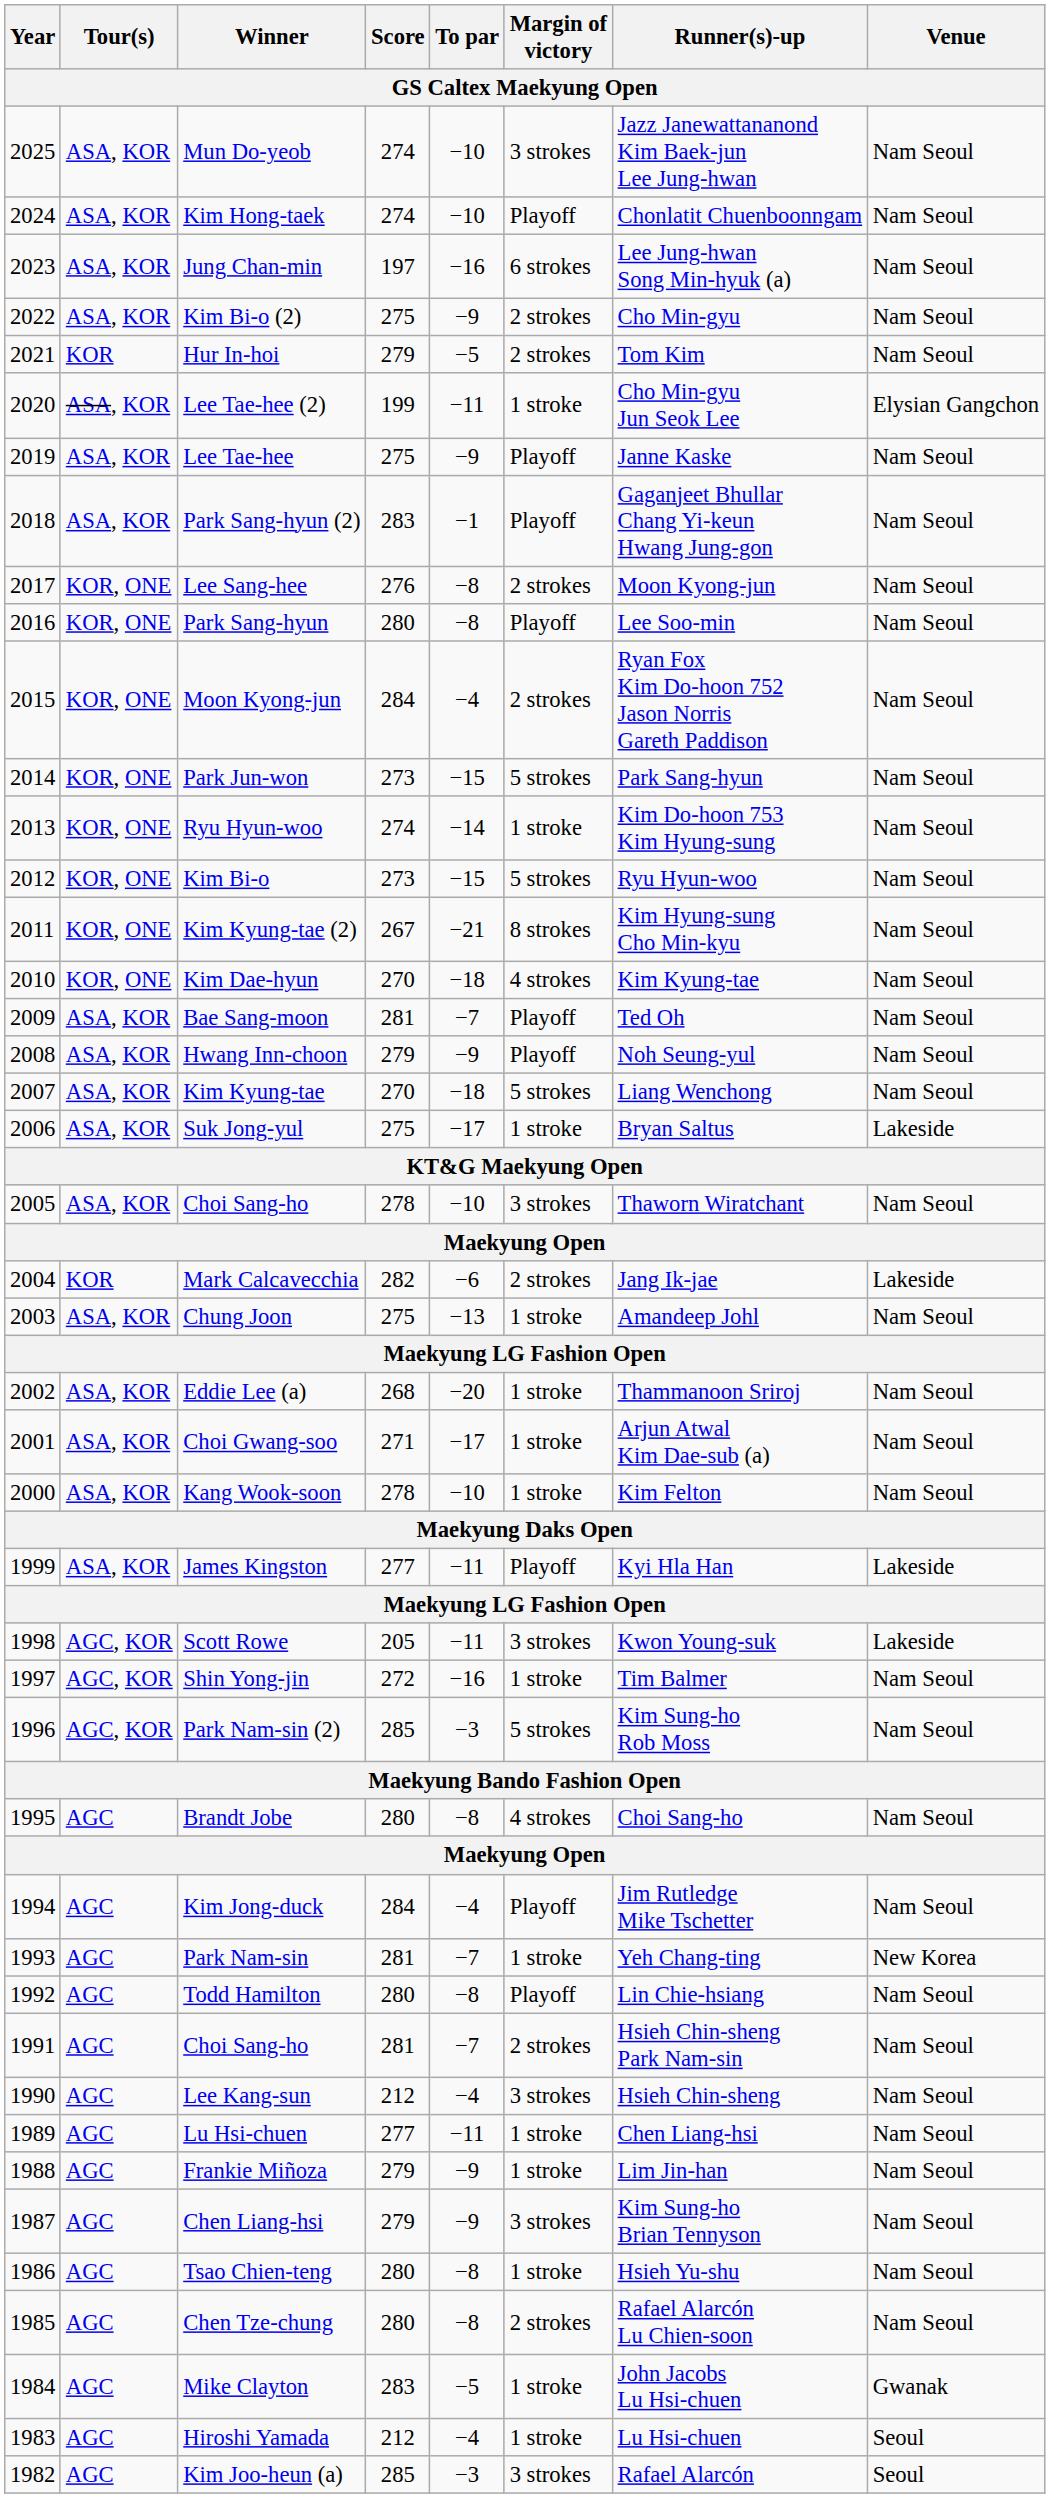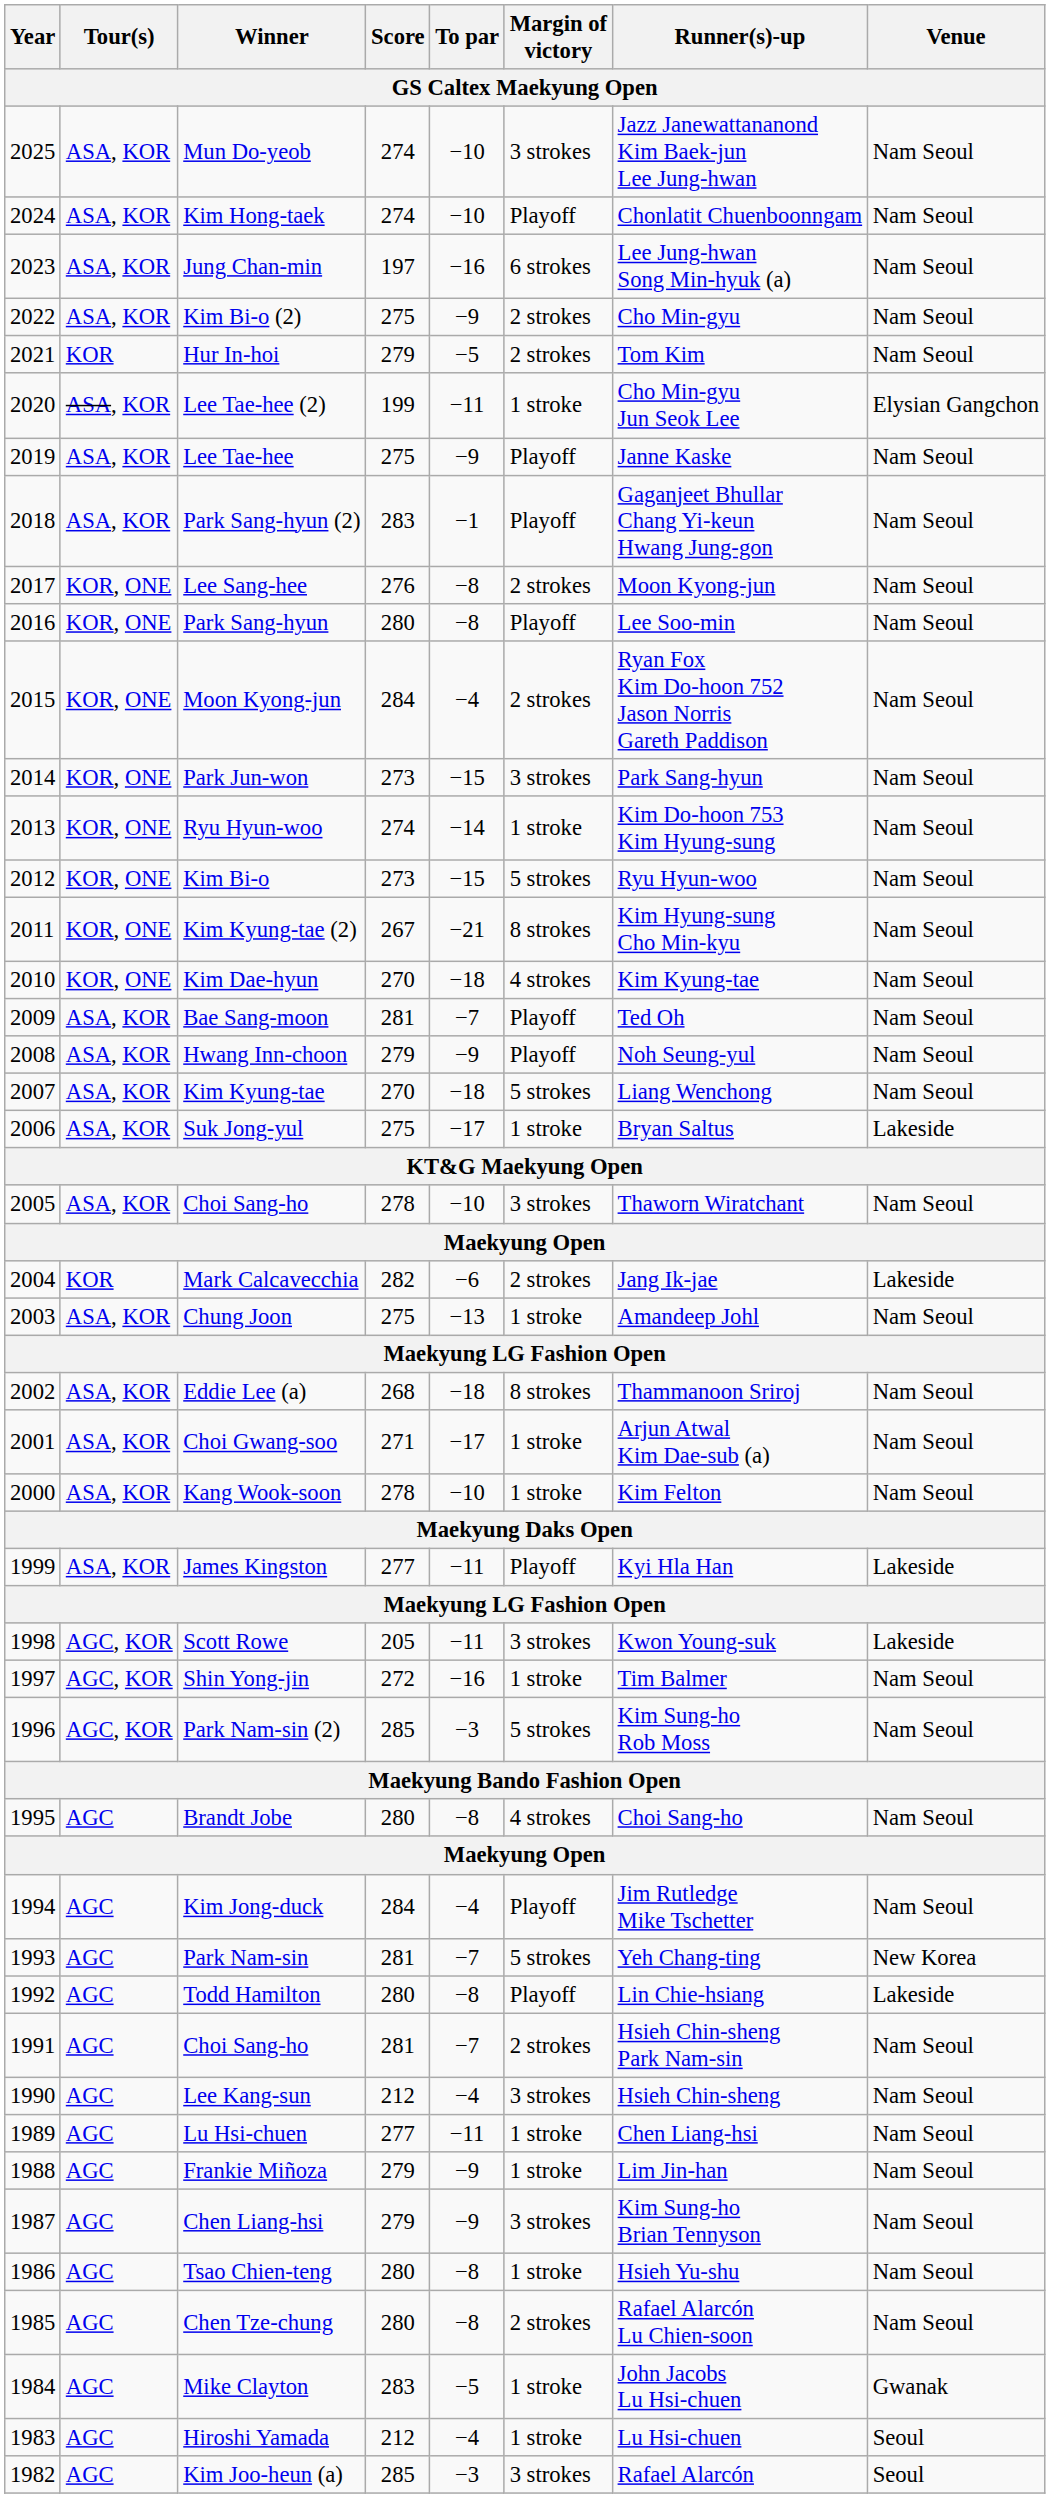(550, 777) 5 strokes -> (550, 777) 3 strokes
(467, 1390) −20 -> (467, 1390) −18
(546, 1390) 1 stroke -> (550, 1390) 8 strokes
(546, 1956) 1 stroke -> (550, 1956) 5 strokes
(923, 1994) Nam Seoul -> (913, 1994) Lakeside
